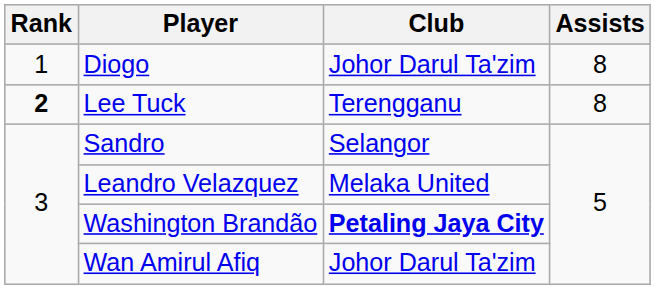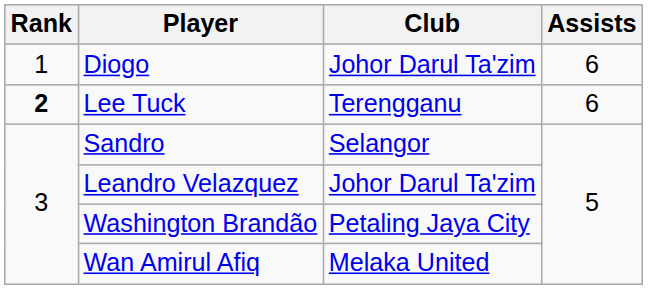(600, 64) 8 -> (592, 64) 6
(600, 104) 8 -> (592, 104) 6
(409, 183) Melaka United -> (432, 183) Johor Darul Ta'zim
(436, 223) bold -> (429, 223) normal
(432, 263) Johor Darul Ta'zim -> (409, 263) Melaka United
